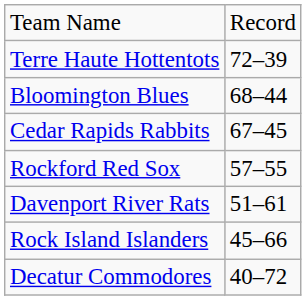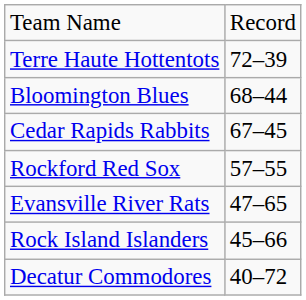- row: (110, 204)
+ row: (110, 204)
